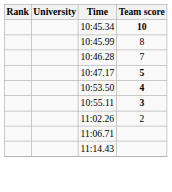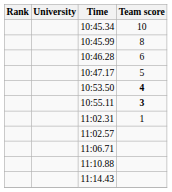(142, 27) bold -> (142, 27) normal
(142, 57) 7 -> (142, 57) 6
(142, 73) bold -> (142, 73) normal
- row: (97, 118)
+ row: (97, 118)
+ row: (97, 133)
+ row: (97, 164)
